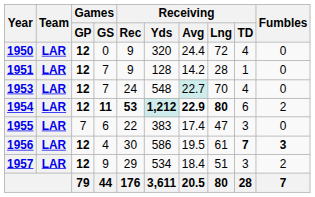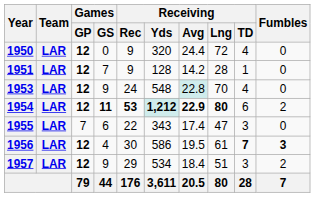(106, 88) 7 -> (106, 88) 9
(193, 88) 22.7 -> (193, 88) 22.8
(162, 126) 383 -> (162, 126) 343
